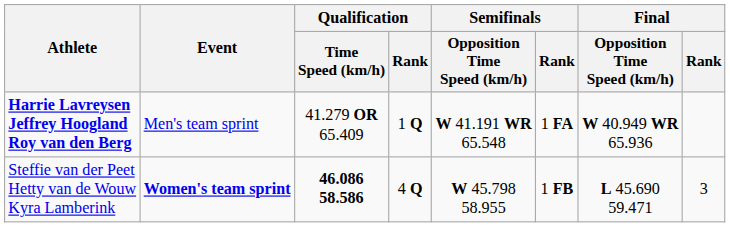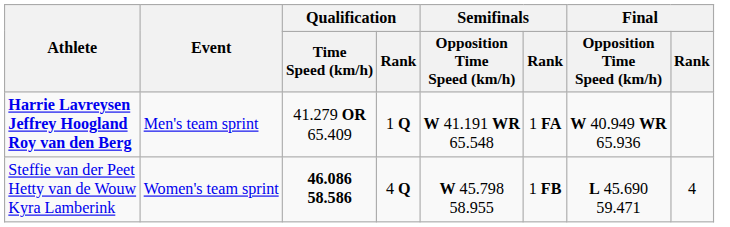(217, 189) bold -> (211, 189) normal
(704, 189) 3 -> (692, 189) 4
